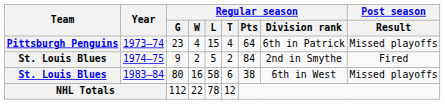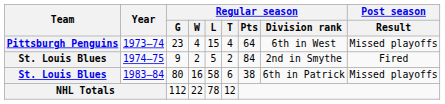(304, 44) 6th in Patrick -> (304, 44) 6th in West
(304, 76) 6th in West -> (304, 76) 6th in Patrick
